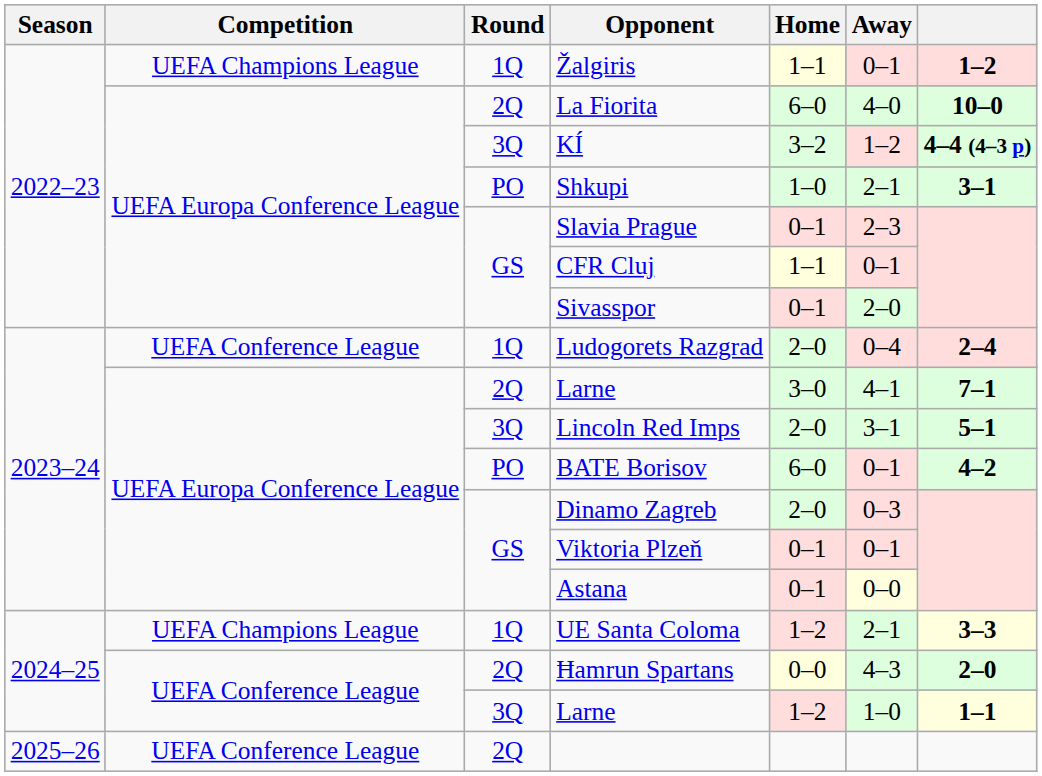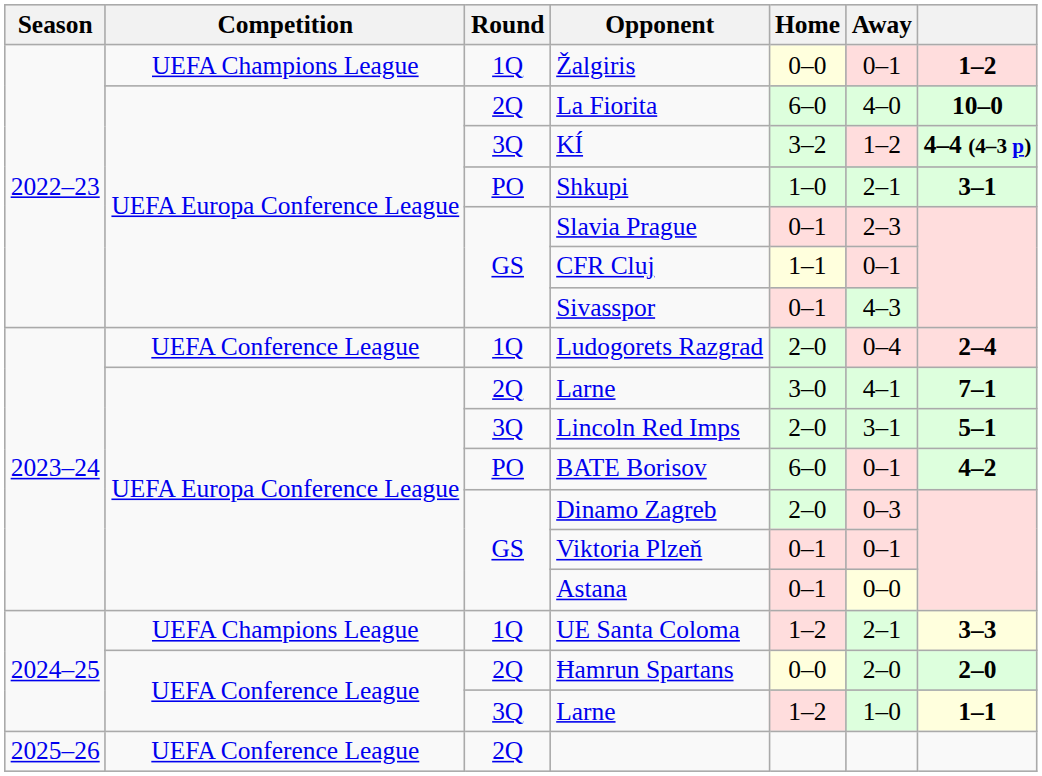(807, 65) 1–1 -> (807, 65) 0–0
(882, 307) 2–0 -> (882, 307) 4–3
(882, 670) 4–3 -> (882, 670) 2–0
